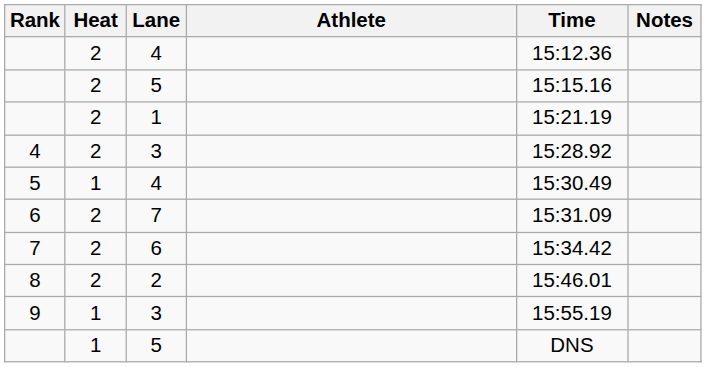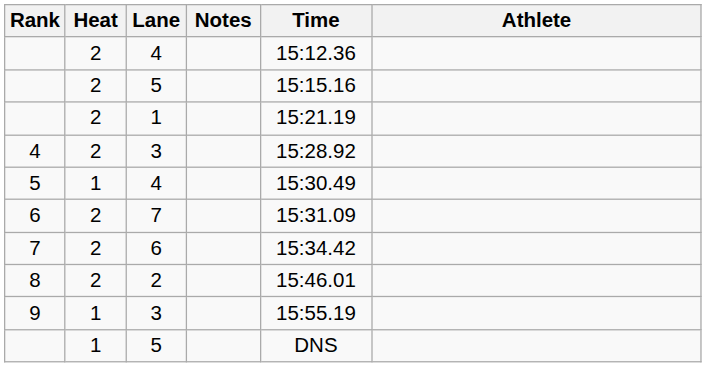columns swapped: (351, 20) <-> (665, 20)
